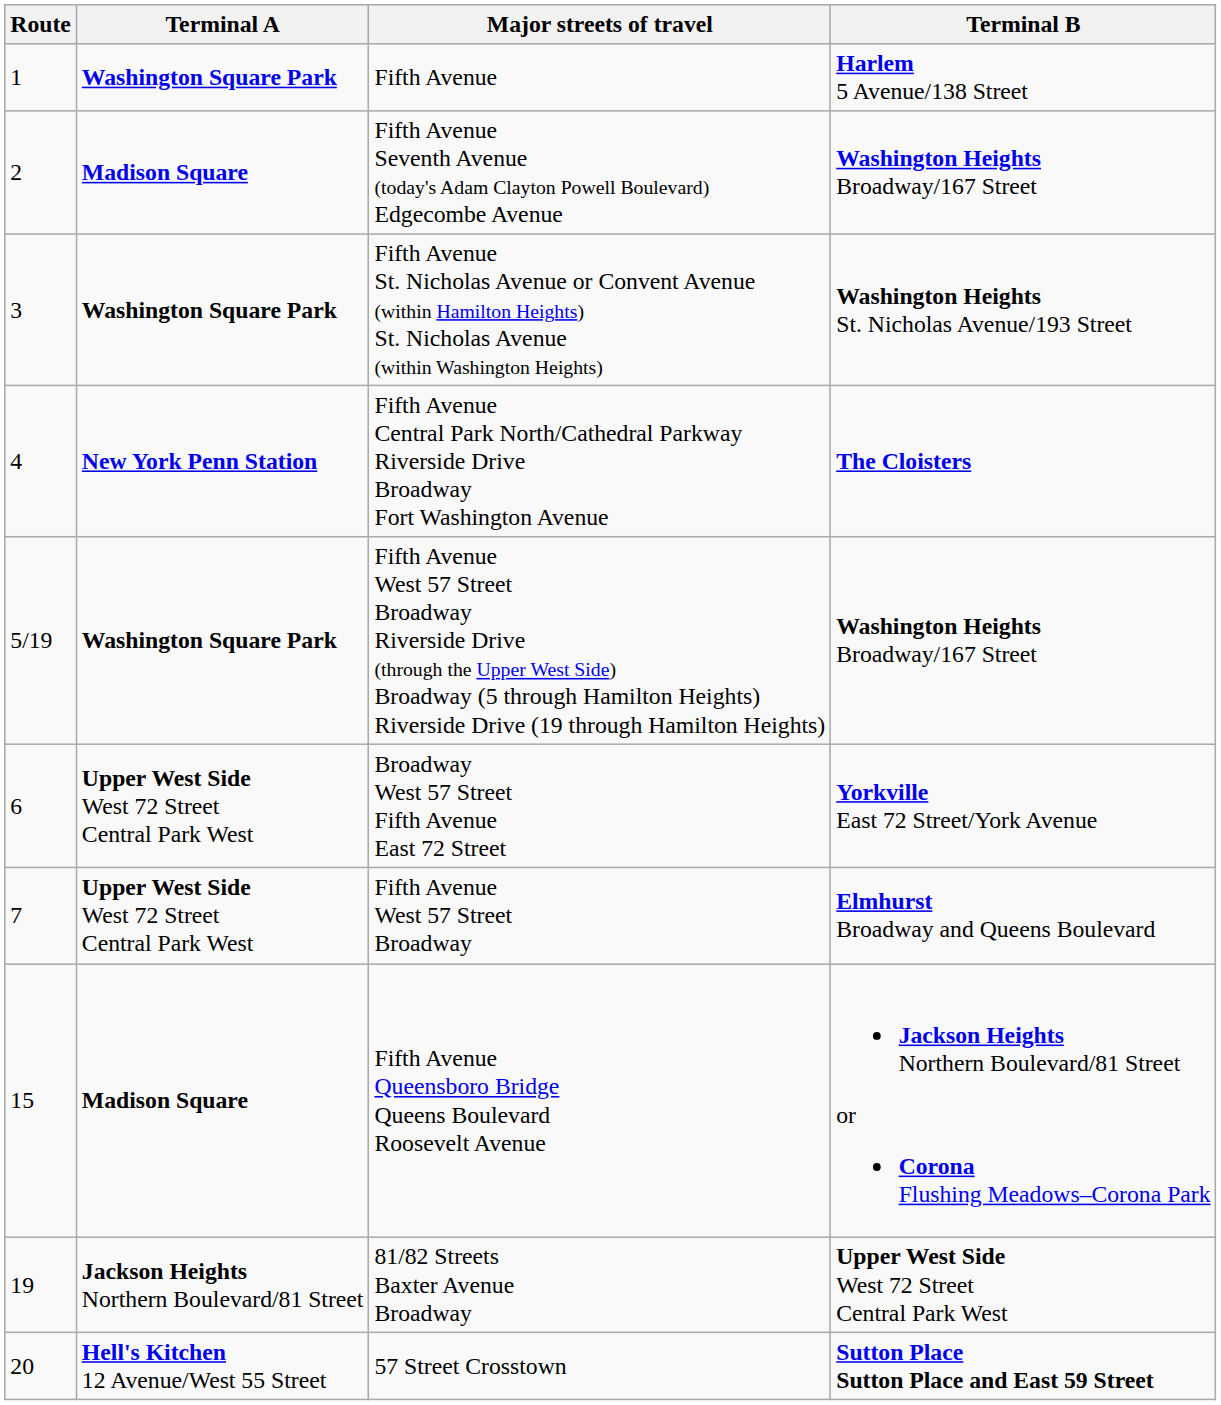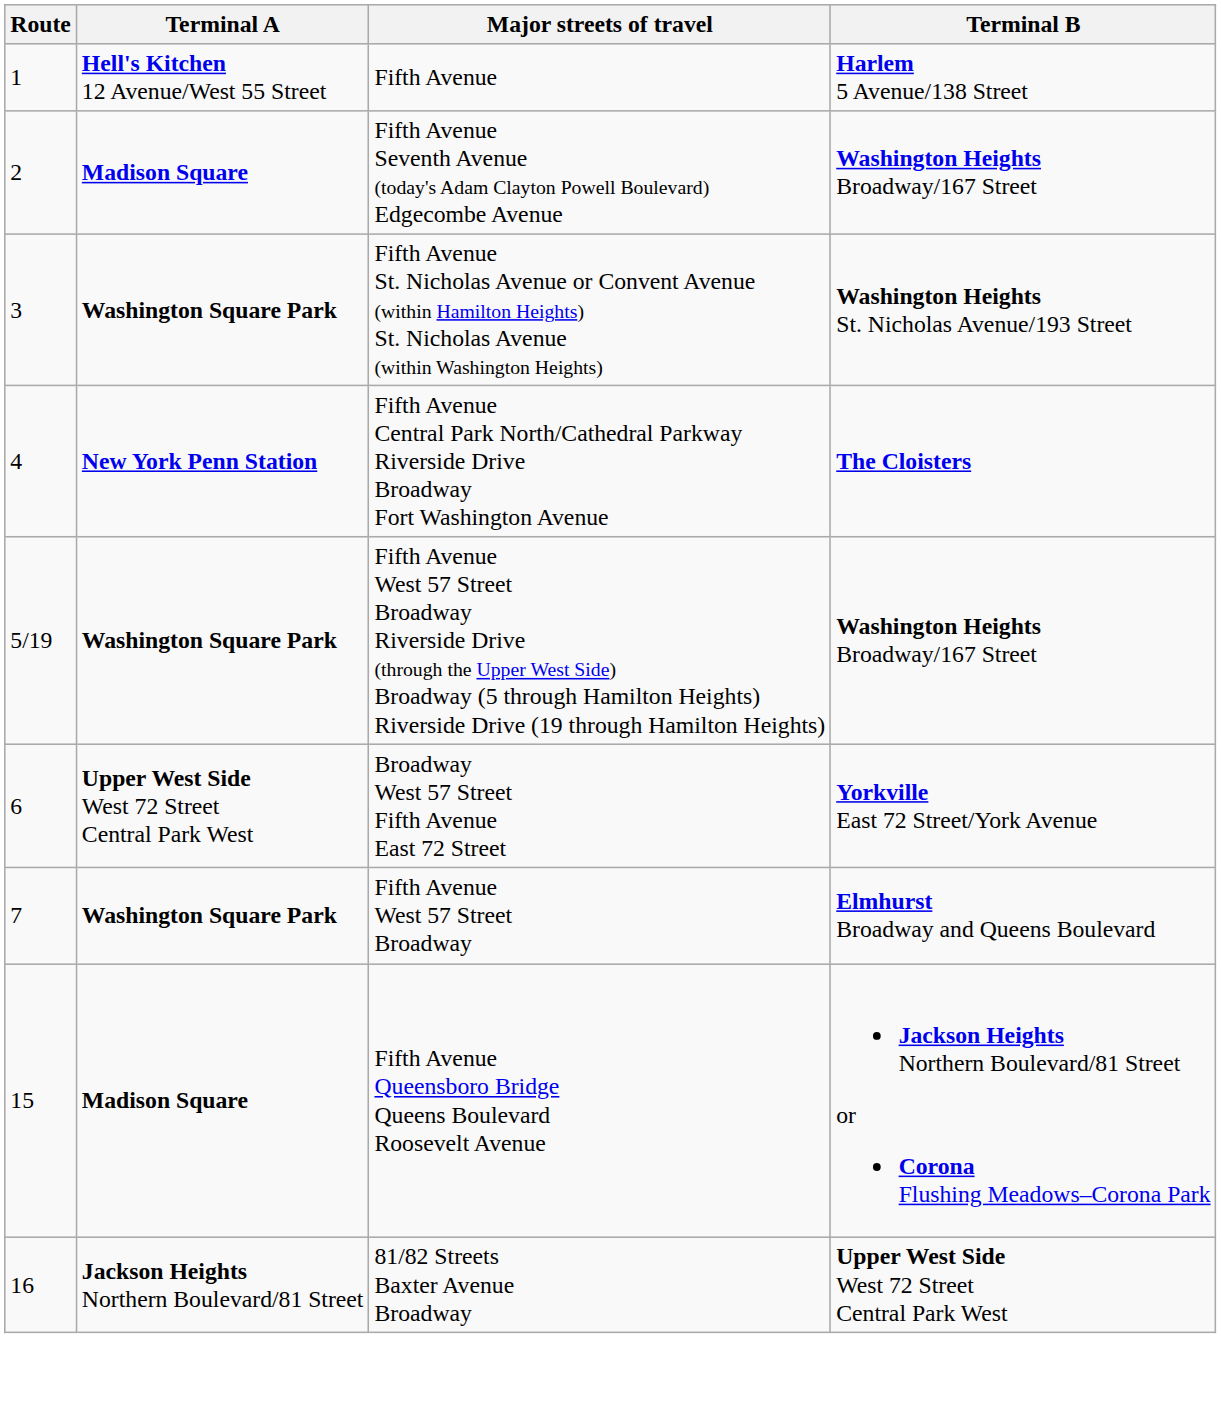(209, 77) Washington Square Park -> (204, 77) Hell's Kitchen 12 Avenue/West 55 Street
(168, 915) Upper West Side West 72 Street Central Park West -> (209, 915) Washington Square Park
(22, 1285) 19 -> (22, 1285) 16
- row: (471, 1366)
